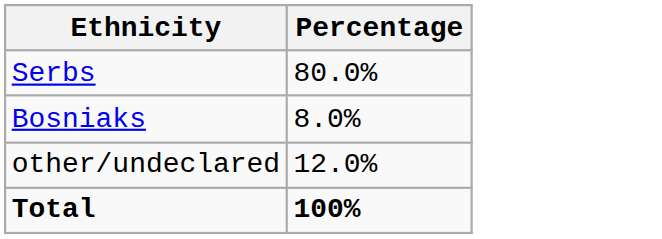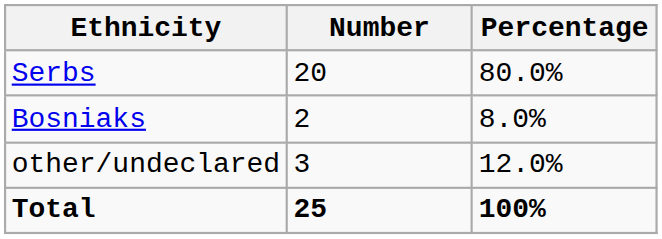+ column: (379, 28)
